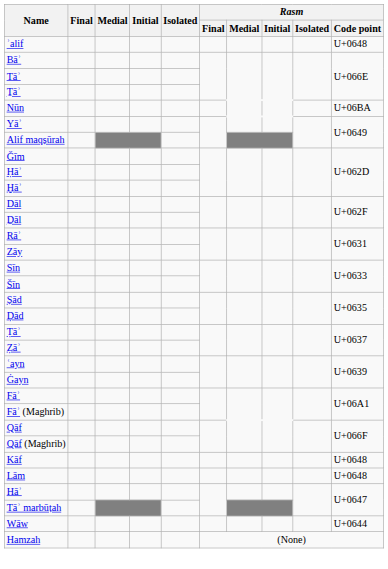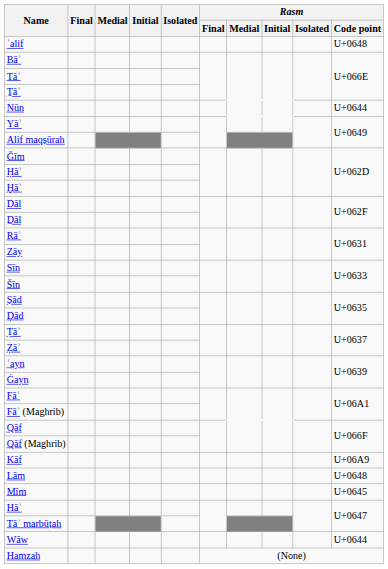(352, 108) U+06BA -> (350, 108) U+0644
(350, 460) U+0648 -> (351, 460) U+06A9
+ row: (16, 492)
